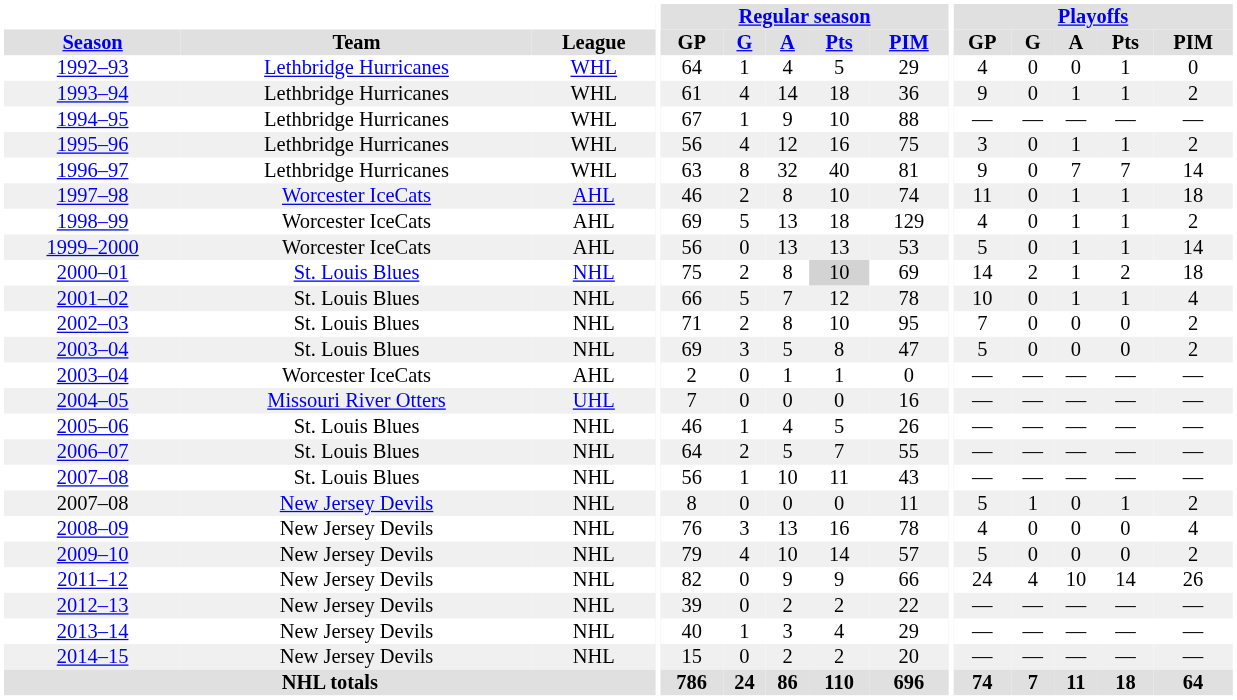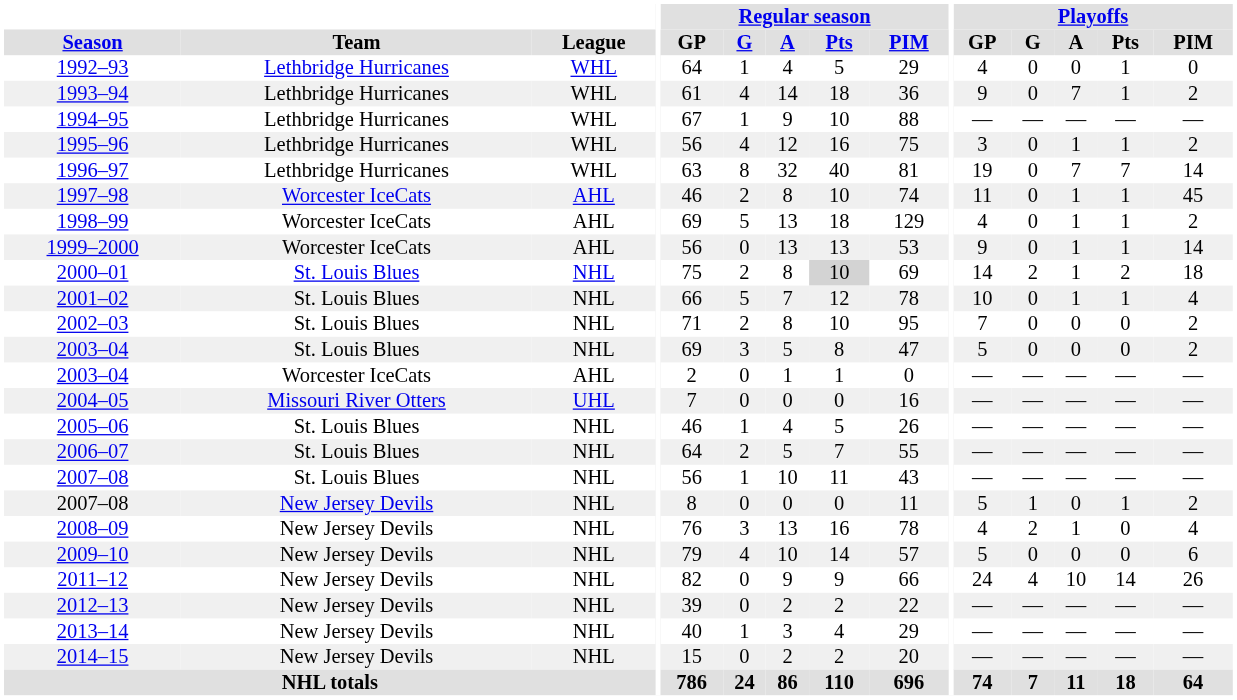(1076, 93) 1 -> (1076, 93) 7
(982, 170) 9 -> (982, 170) 19
(1193, 195) 18 -> (1193, 195) 45
(982, 247) 5 -> (982, 247) 9
(1033, 528) 0 -> (1033, 528) 2
(1076, 528) 0 -> (1076, 528) 1
(1193, 554) 2 -> (1193, 554) 6
